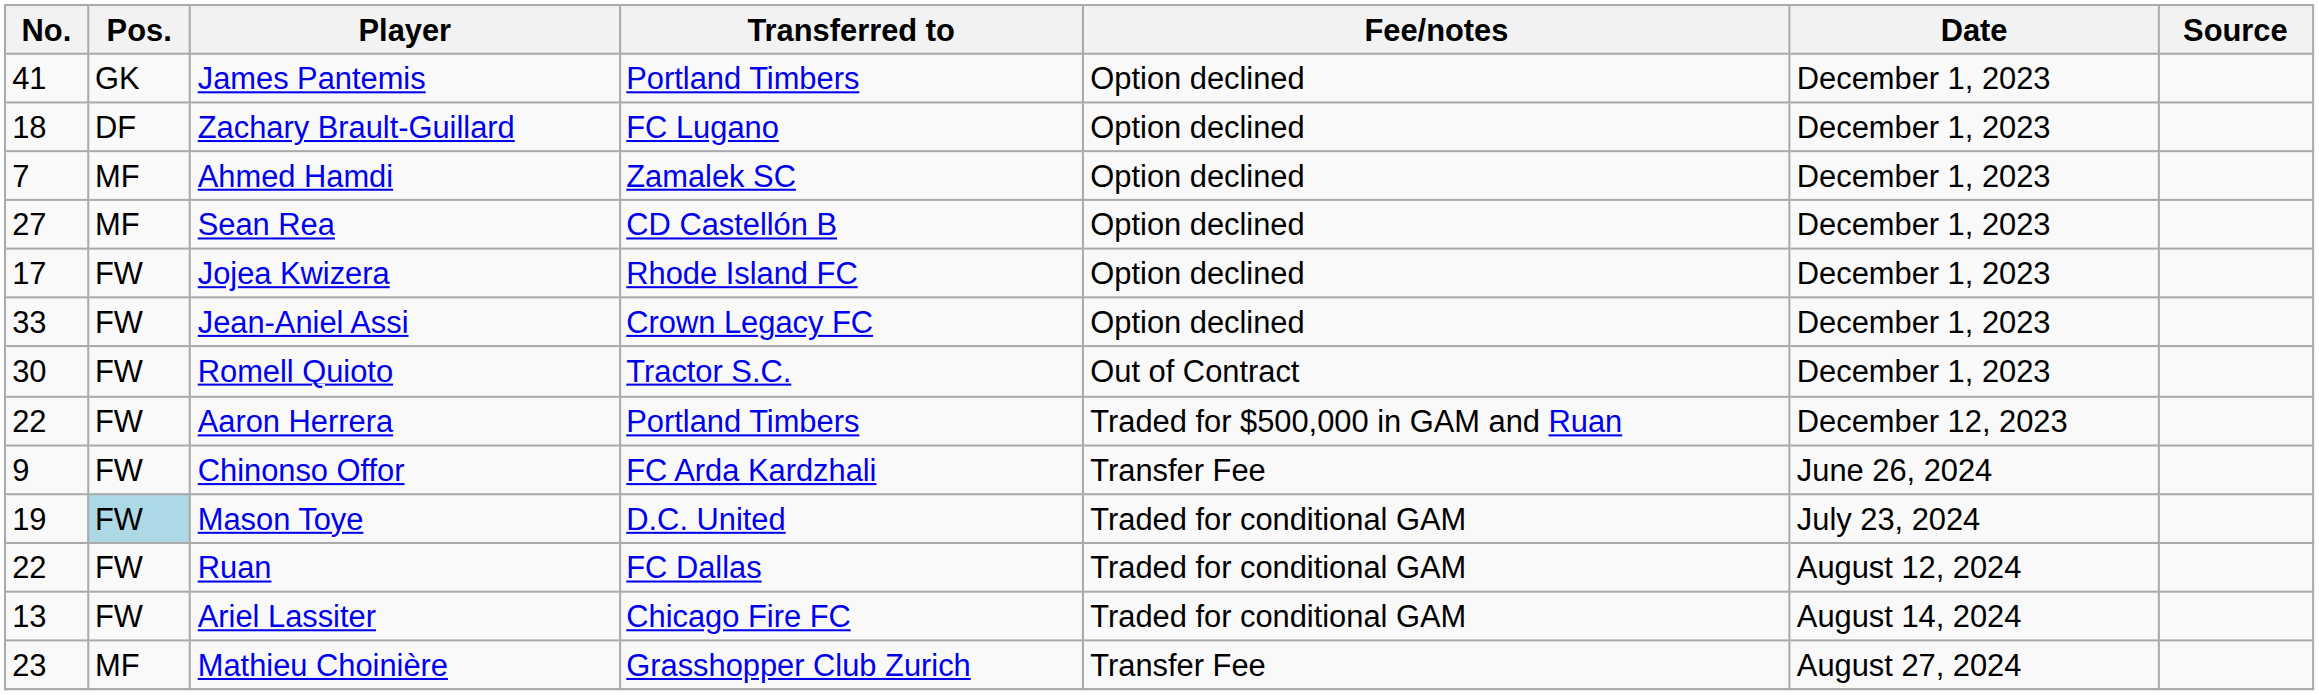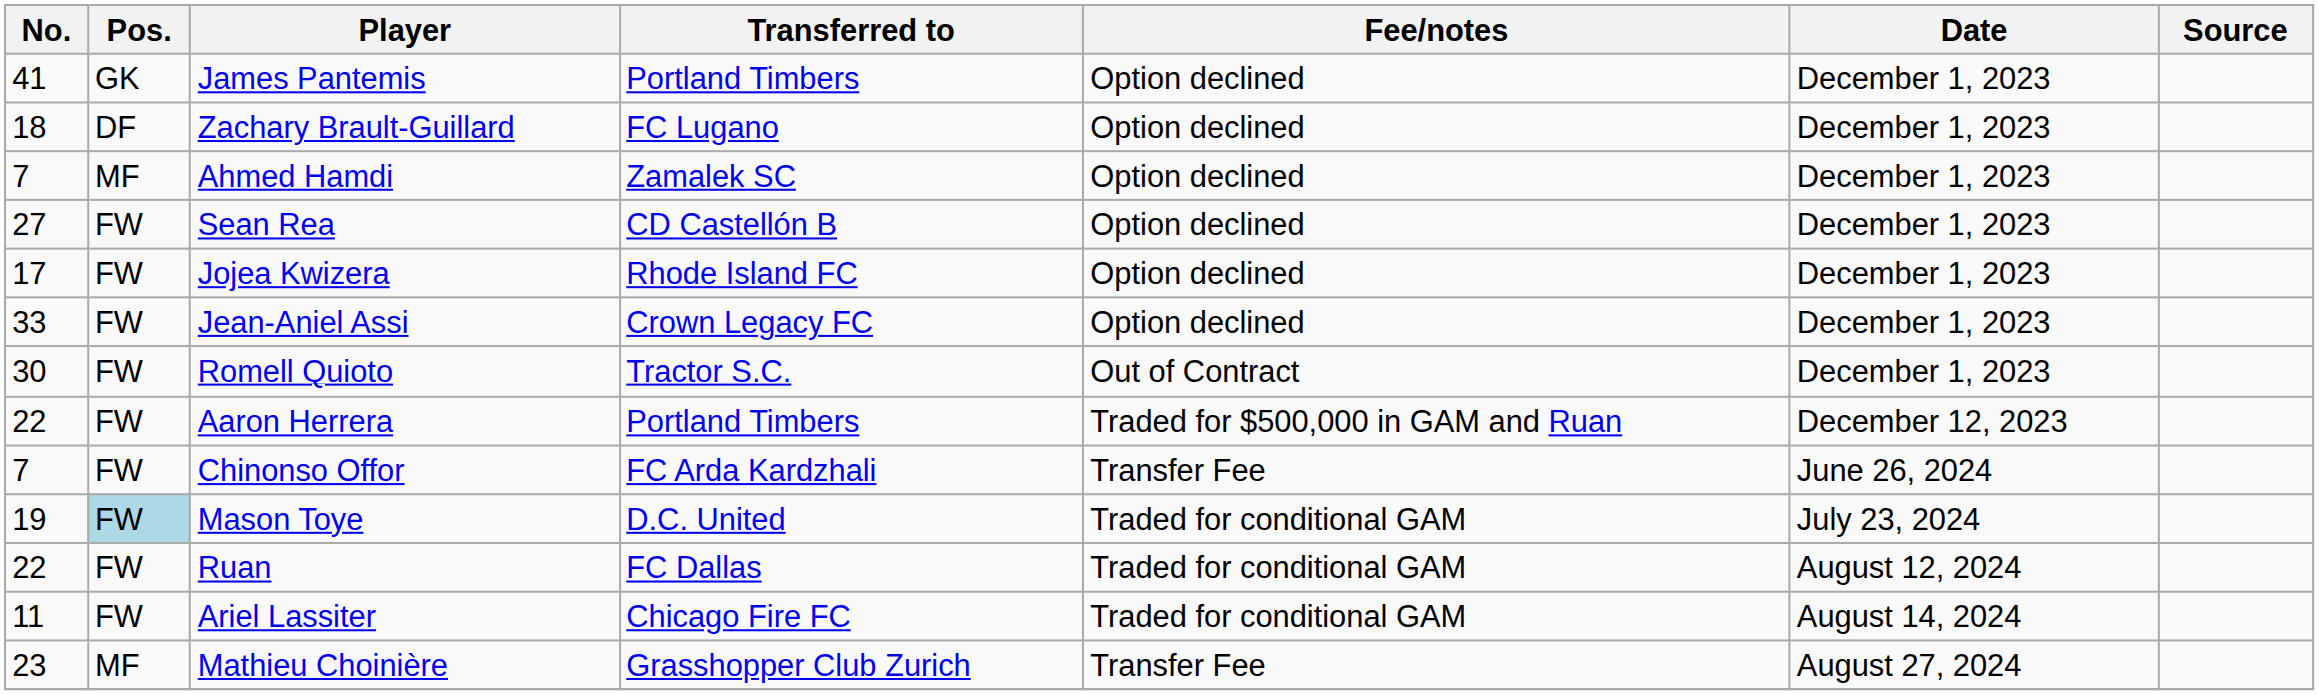(117, 225) MF -> (119, 225) FW
(21, 469) 9 -> (21, 469) 7
(29, 616) 13 -> (28, 616) 11
